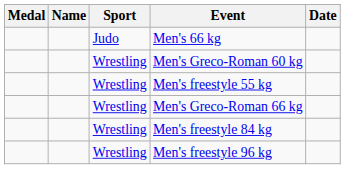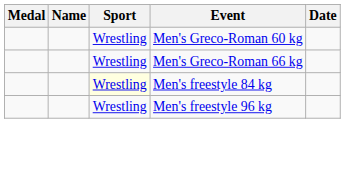- row: (187, 38)
- row: (212, 84)
(120, 130) no background -> (120, 84) lightyellow background
